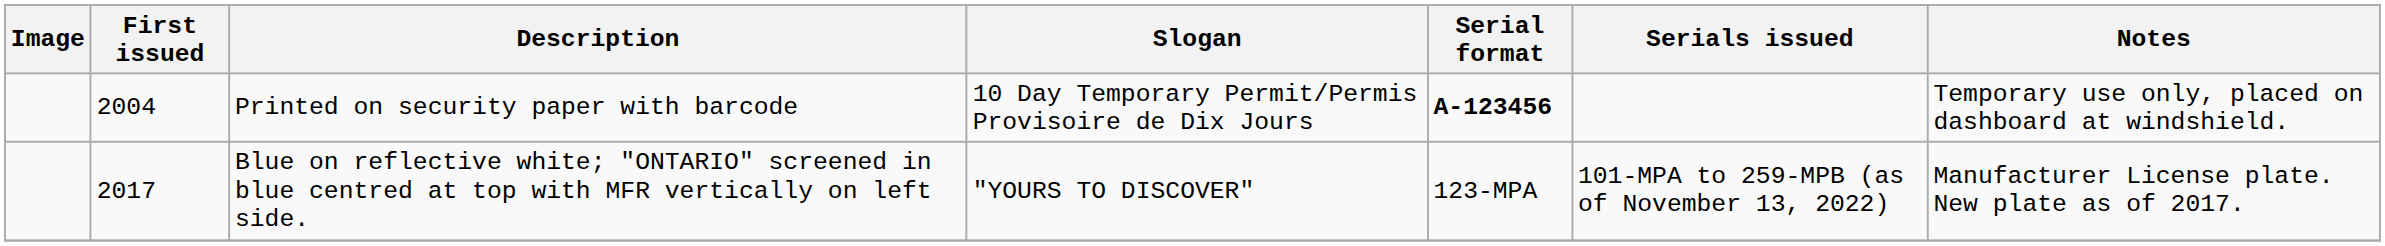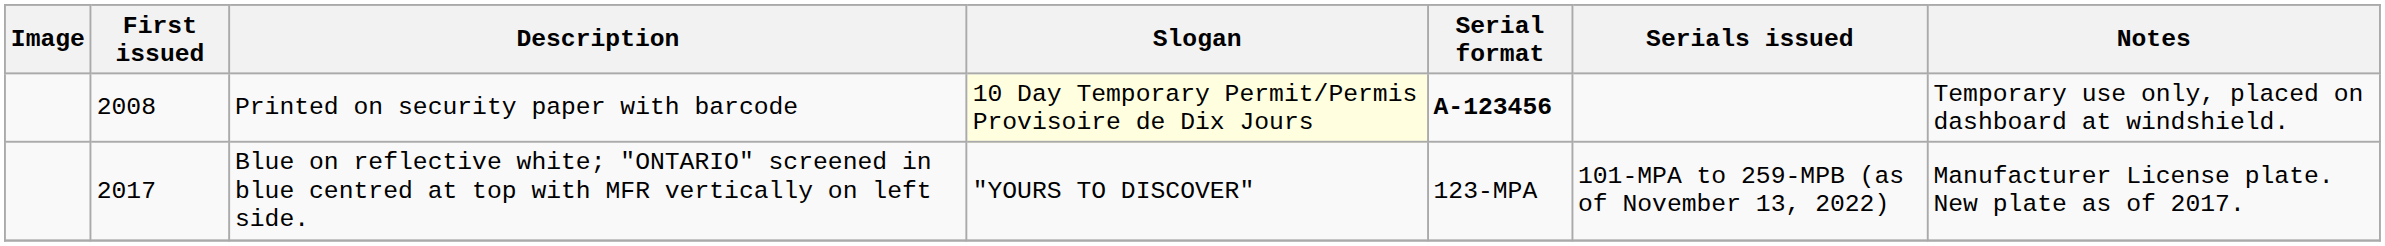(126, 108) 2004 -> (126, 108) 2008
(1195, 108) no background -> (1195, 108) lightyellow background
